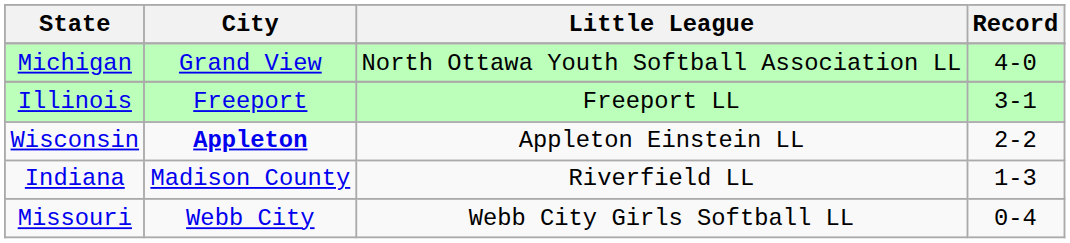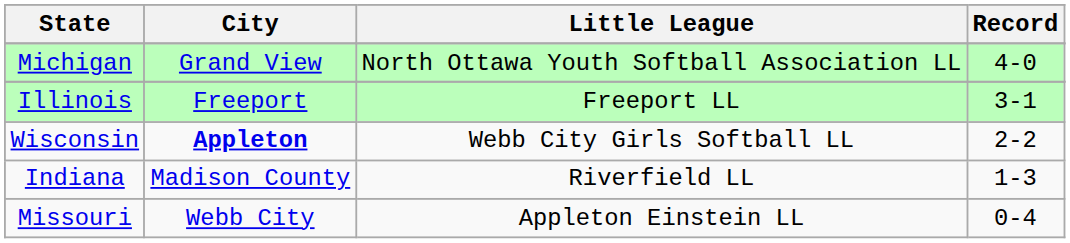(661, 141) Appleton Einstein LL -> (661, 141) Webb City Girls Softball LL
(661, 218) Webb City Girls Softball LL -> (661, 218) Appleton Einstein LL
